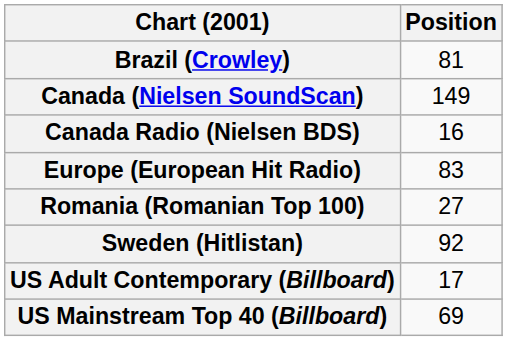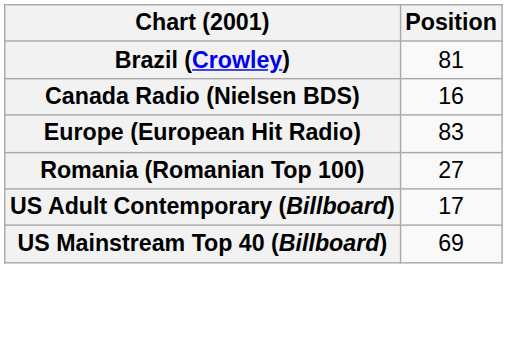- row: (202, 96)
- row: (202, 243)
